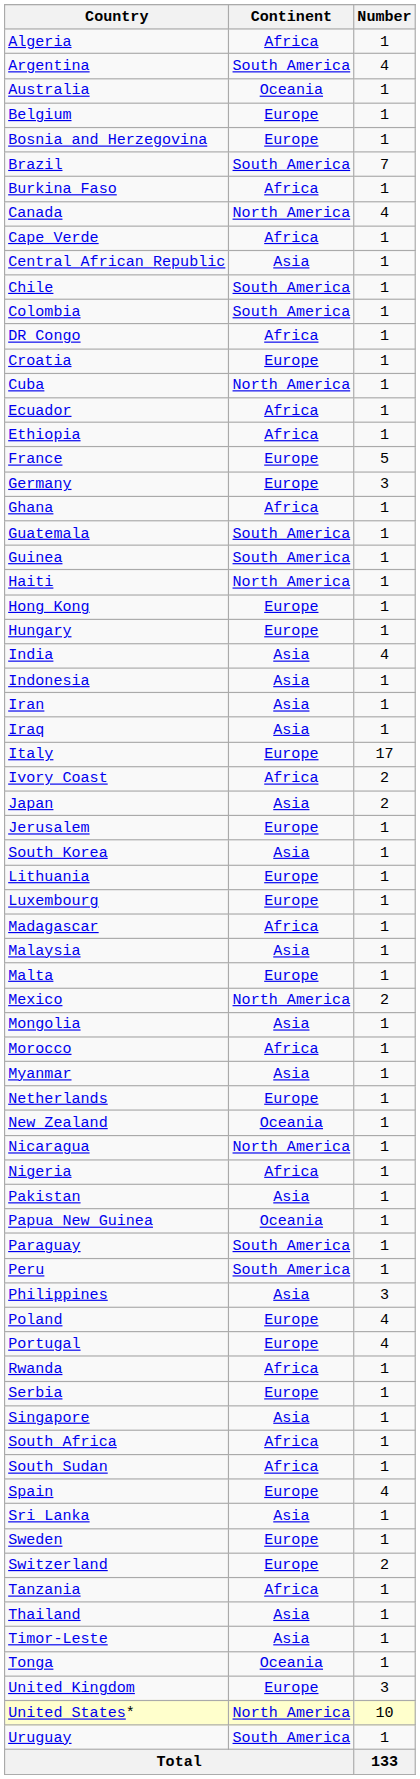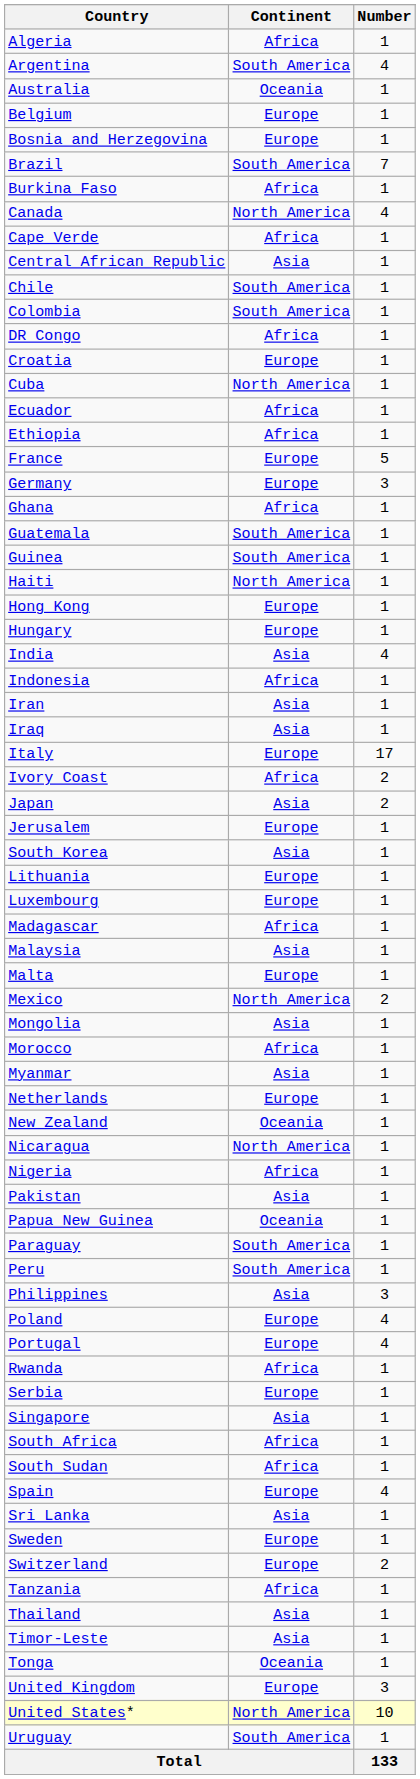(291, 680) Asia -> (291, 680) Africa
